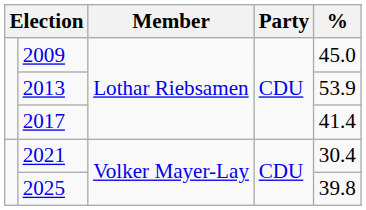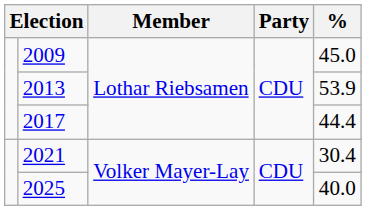(337, 121) 41.4 -> (337, 121) 44.4
(337, 188) 39.8 -> (337, 188) 40.0
